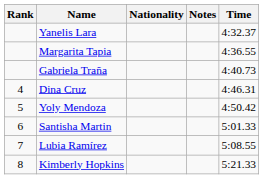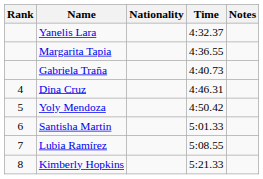columns swapped: (239, 14) <-> (203, 14)
